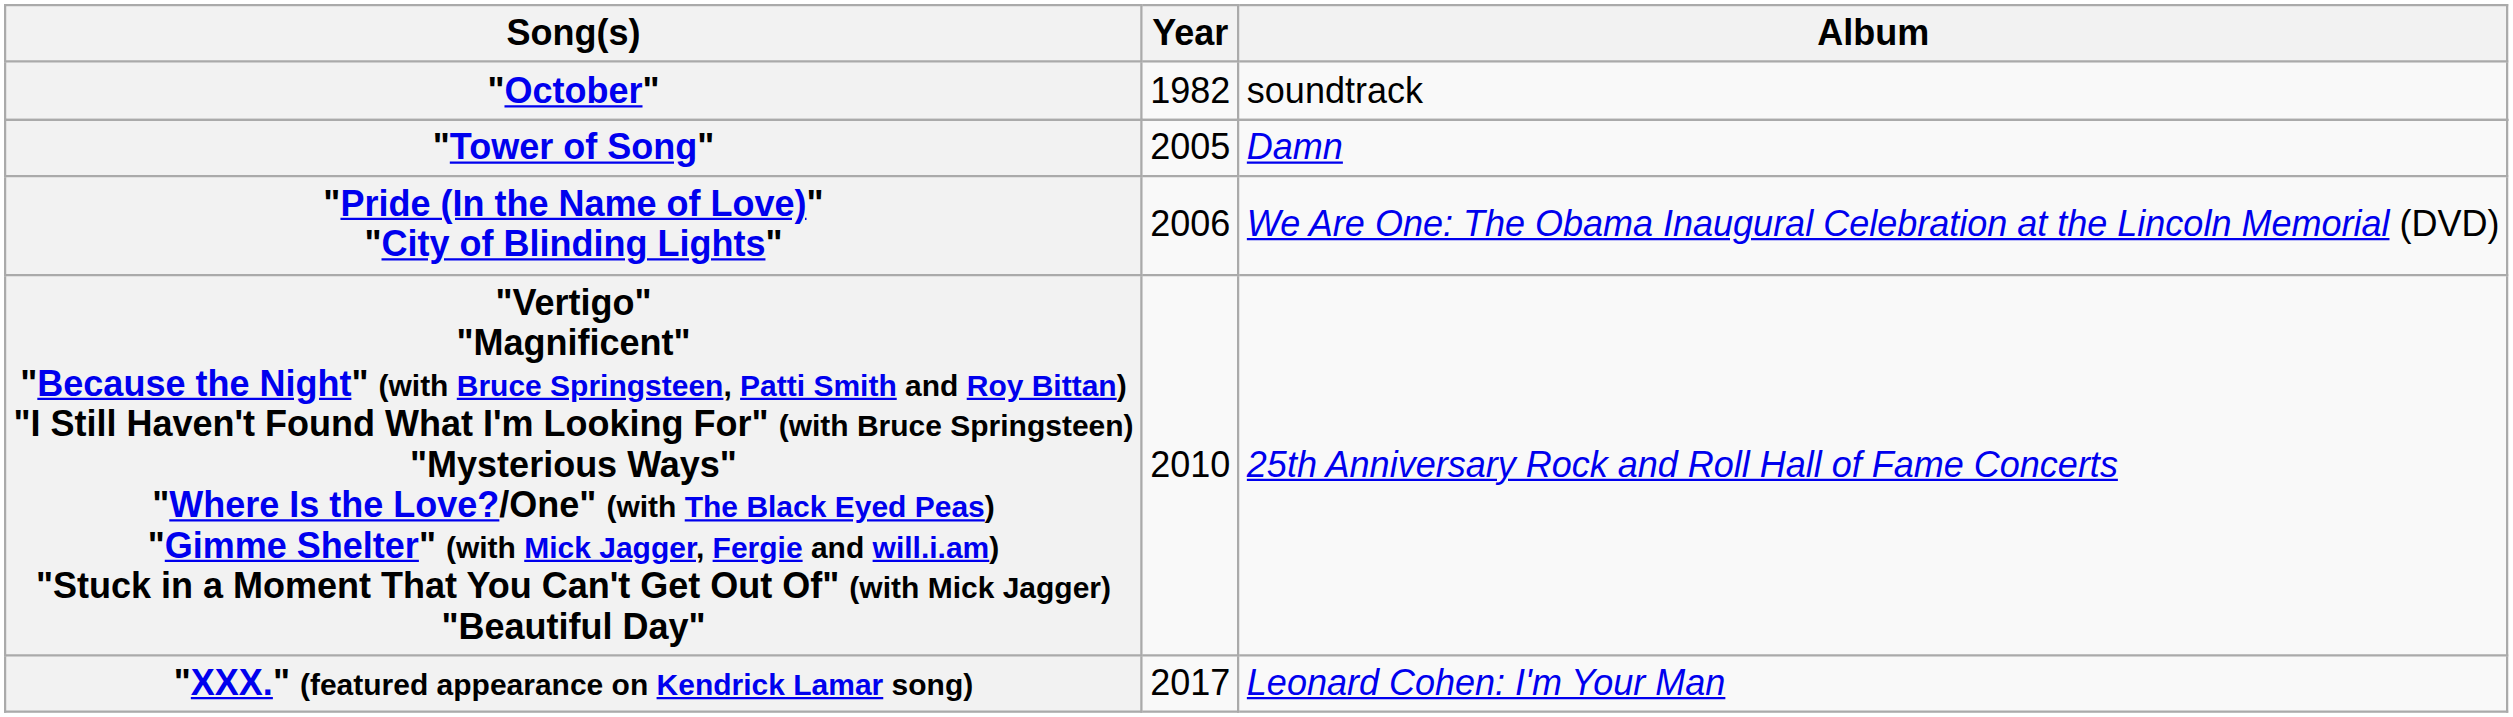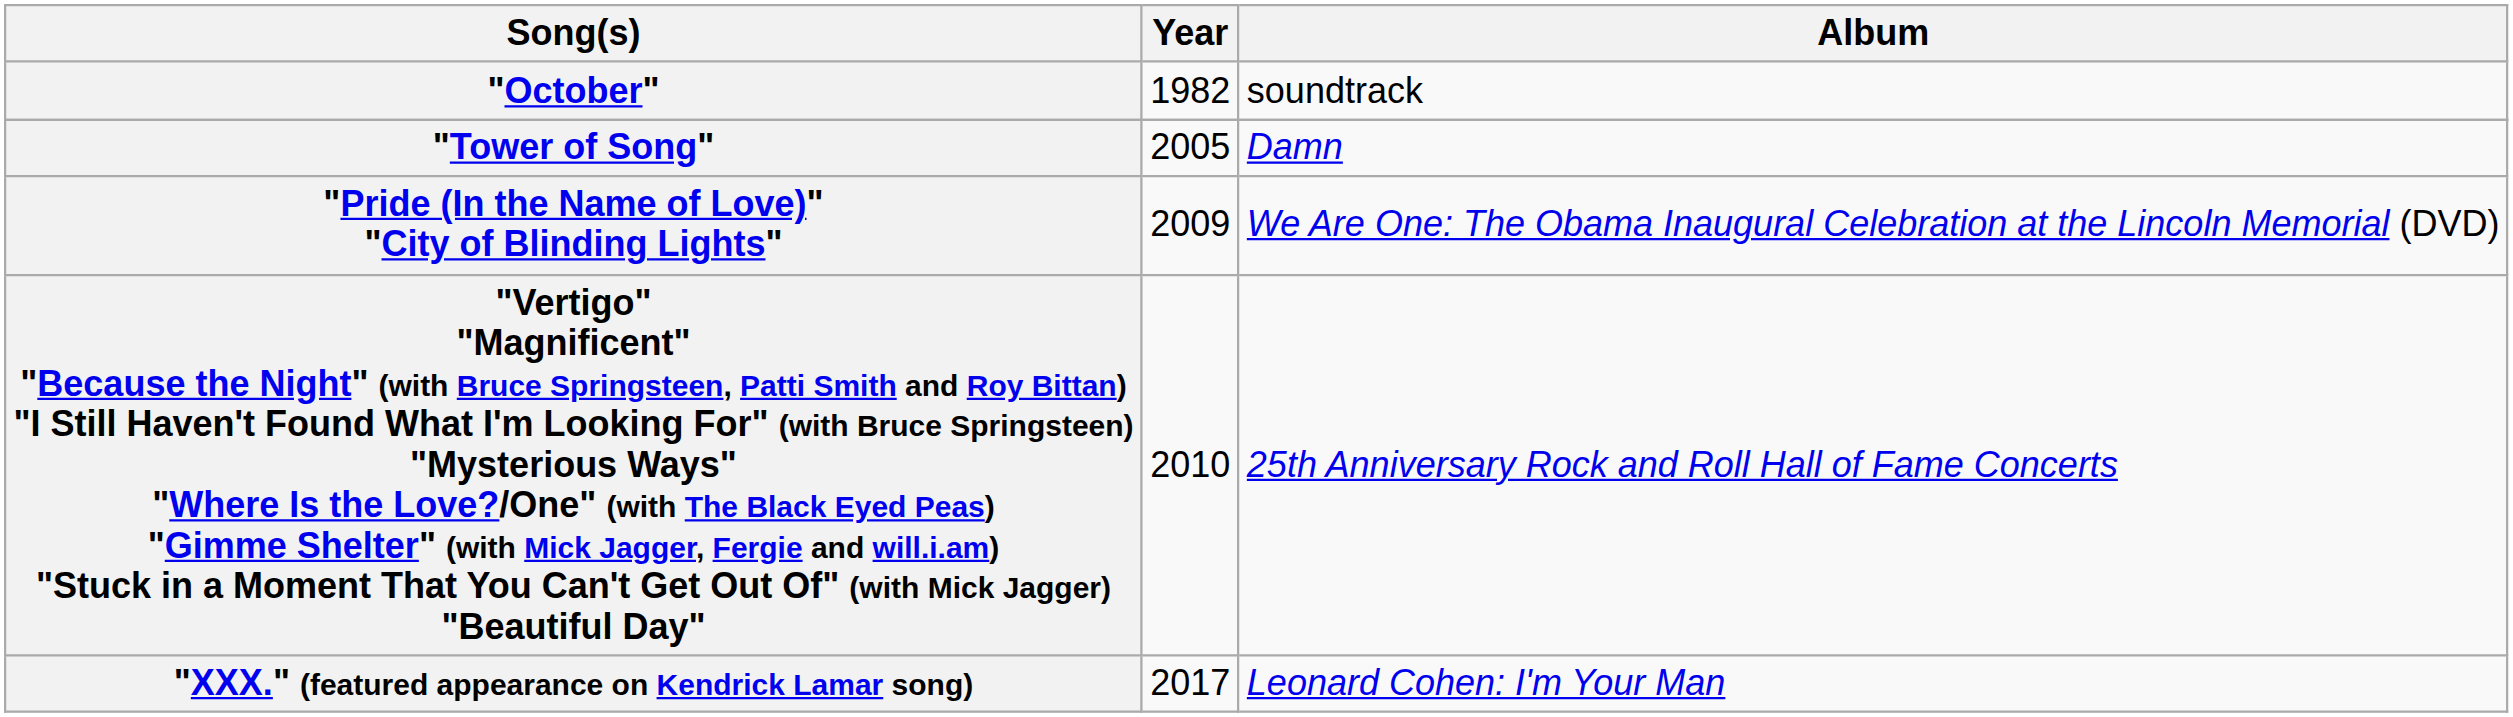(1190, 224) 2006 -> (1190, 224) 2009
